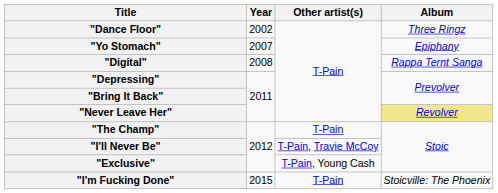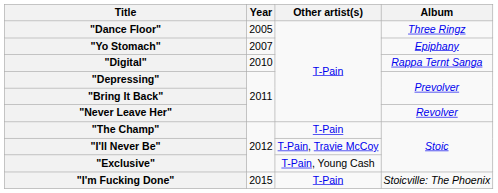(261, 29) 2002 -> (261, 29) 2005
(261, 63) 2008 -> (261, 63) 2010
(437, 113) khaki background -> (437, 113) no background
